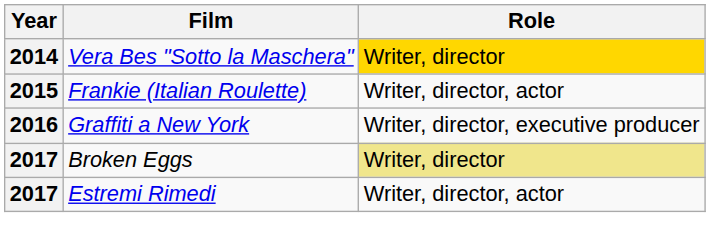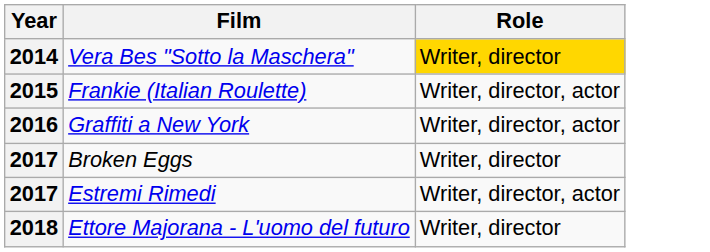(532, 125) Writer, director, executive producer -> (520, 125) Writer, director, actor
(434, 159) khaki background -> (490, 159) no background
+ row: (239, 228)
